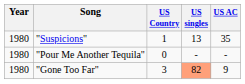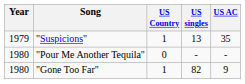(19, 39) 1980 -> (19, 39) 1979
(164, 70) 3 -> (164, 70) 1
(196, 70) lightsalmon background -> (196, 70) no background
